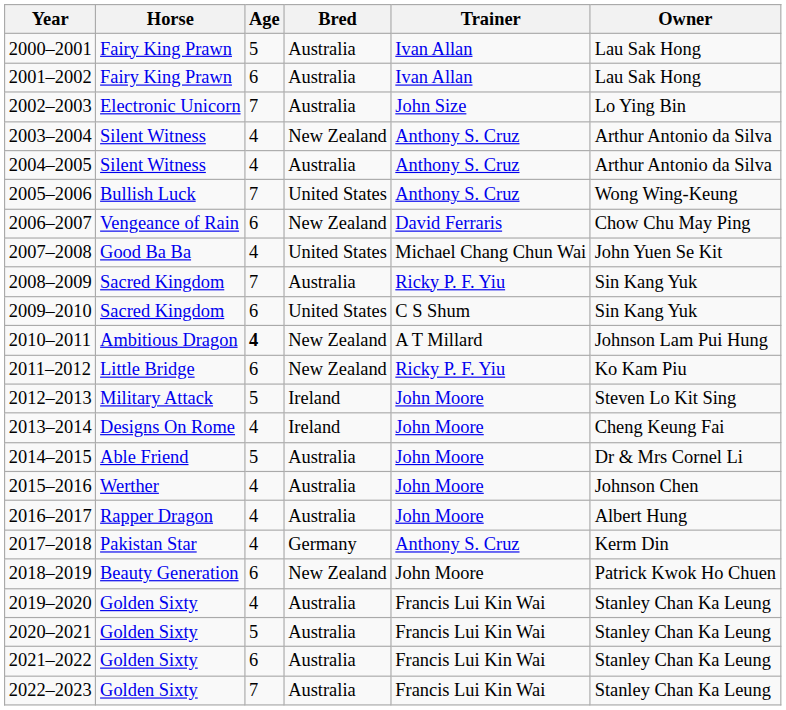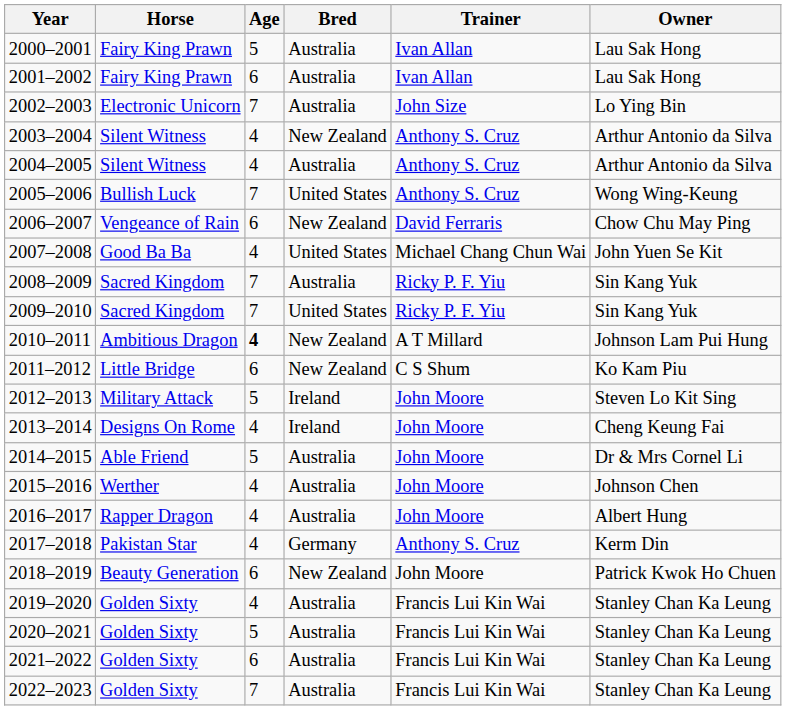(254, 310) 6 -> (254, 310) 7
(433, 310) C S Shum -> (450, 310) Ricky P. F. Yiu
(450, 369) Ricky P. F. Yiu -> (433, 369) C S Shum
